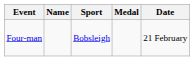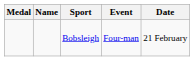columns swapped: (127, 12) <-> (24, 12)
